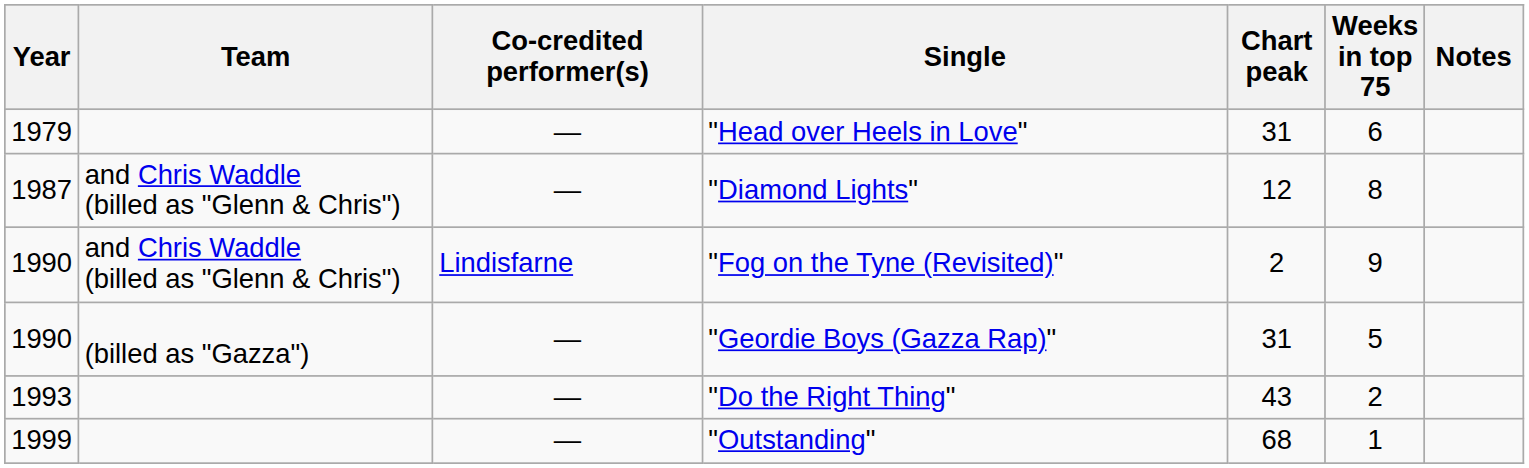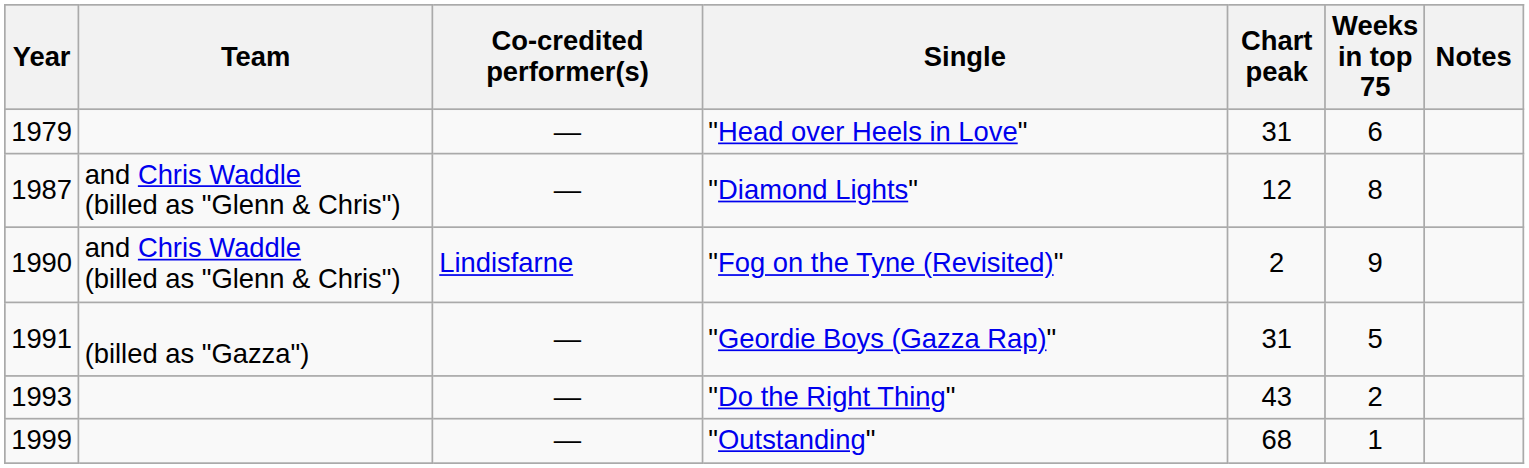(42, 338) 1990 -> (42, 338) 1991
